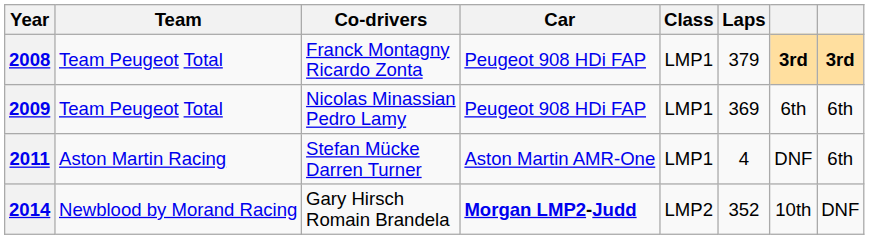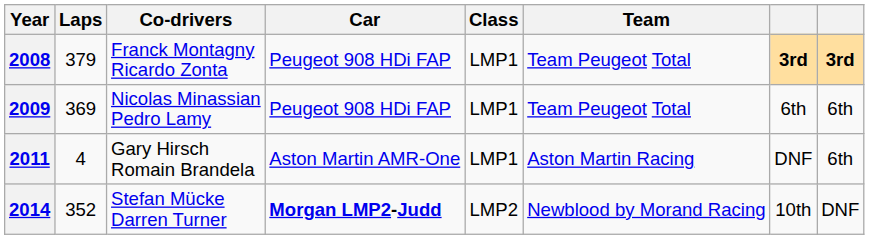columns swapped: (178, 20) <-> (744, 20)
(364, 159) Stefan Mücke Darren Turner -> (183, 159) Gary Hirsch Romain Brandela
(378, 209) Gary Hirsch Romain Brandela -> (169, 209) Stefan Mücke Darren Turner
